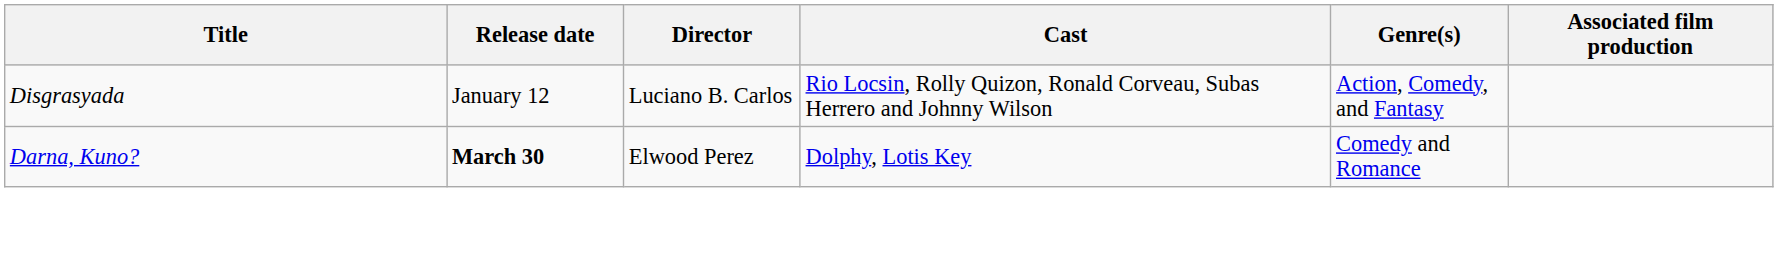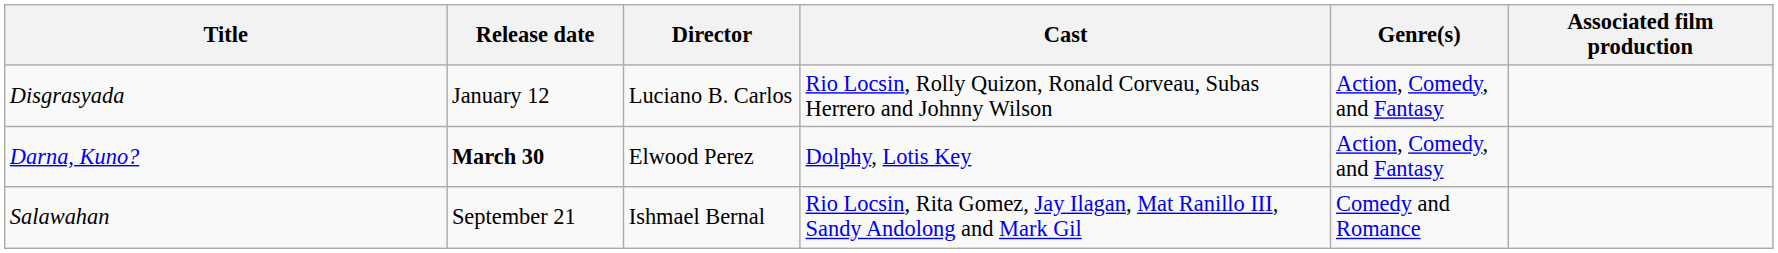(1393, 156) Comedy and Romance -> (1412, 156) Action, Comedy, and Fantasy
+ row: (60, 217)
